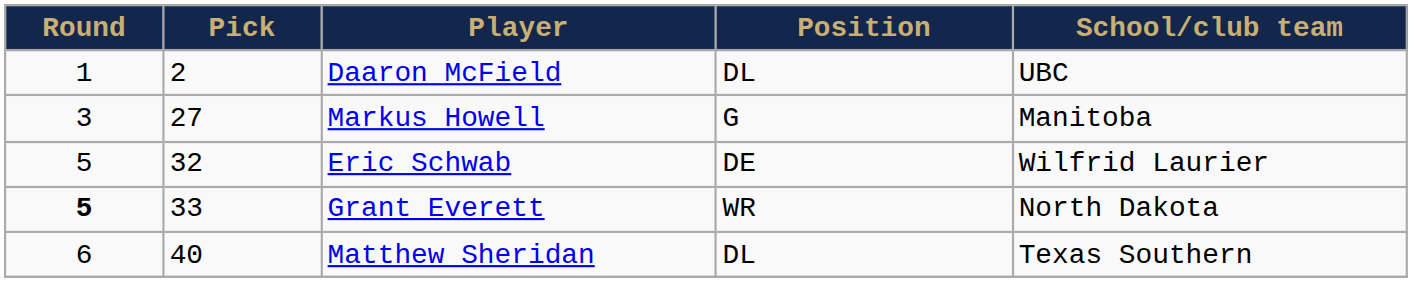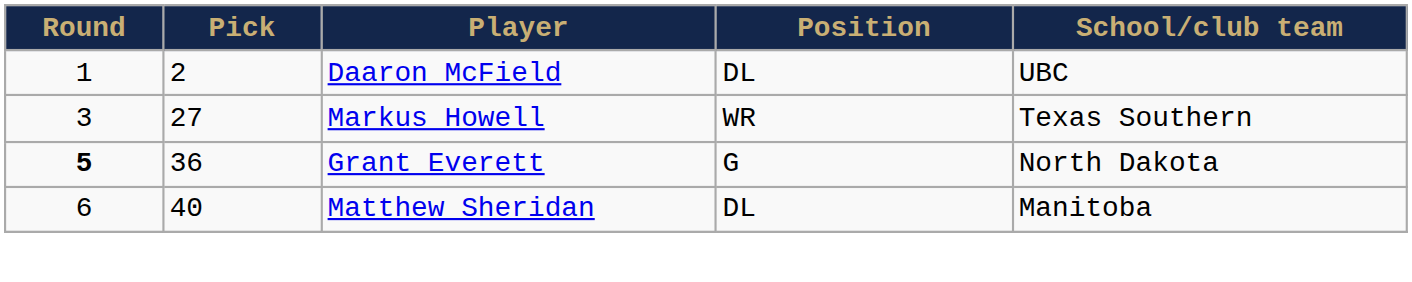(731, 118) G -> (739, 118) WR
(1085, 118) Manitoba -> (1135, 118) Texas Southern
- row: (419, 164)
(186, 209) 33 -> (186, 164) 36
(739, 209) WR -> (731, 164) G
(1135, 254) Texas Southern -> (1085, 209) Manitoba
